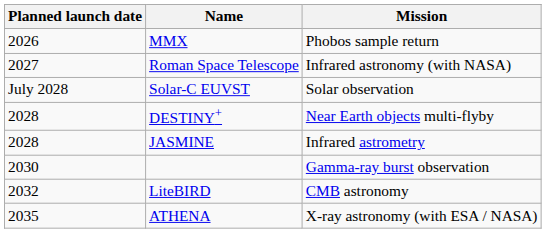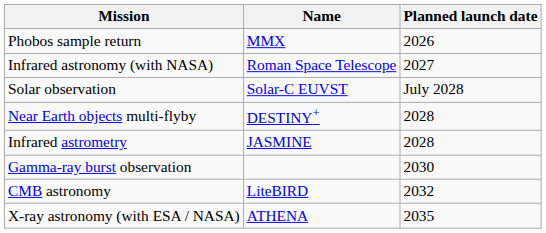columns swapped: (75, 16) <-> (422, 16)
